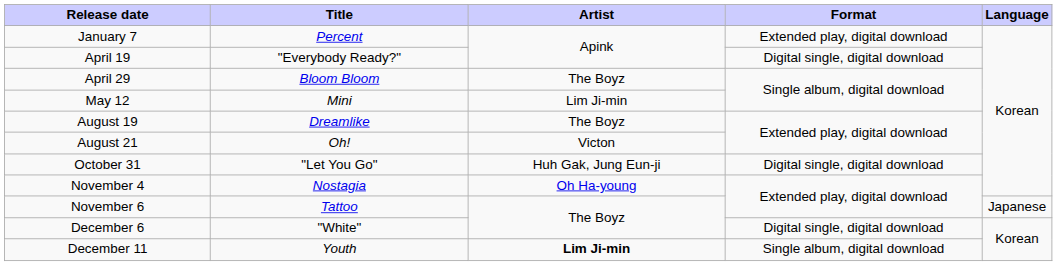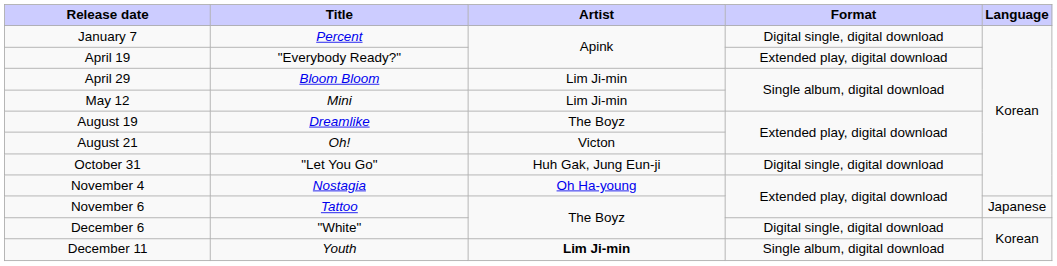(854, 36) Extended play, digital download -> (854, 36) Digital single, digital download
(854, 57) Digital single, digital download -> (854, 57) Extended play, digital download
(597, 79) The Boyz -> (597, 79) Lim Ji-min
